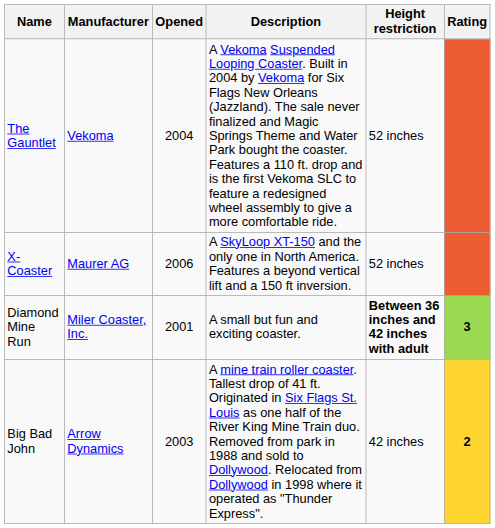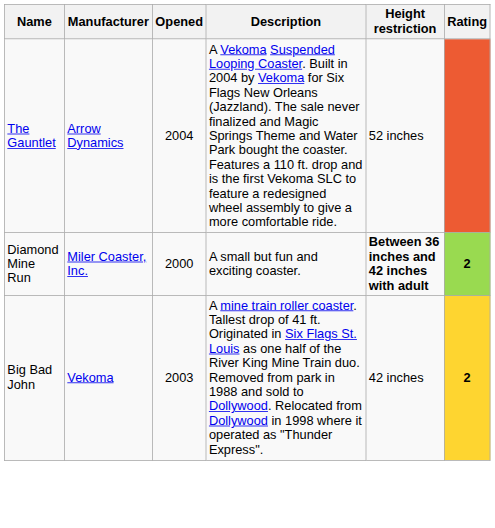(90, 135) Vekoma -> (95, 135) Arrow Dynamics
- row: (30, 264)
(179, 327) 2001 -> (179, 264) 2000
(467, 327) 3 -> (467, 264) 2
(95, 441) Arrow Dynamics -> (90, 377) Vekoma
